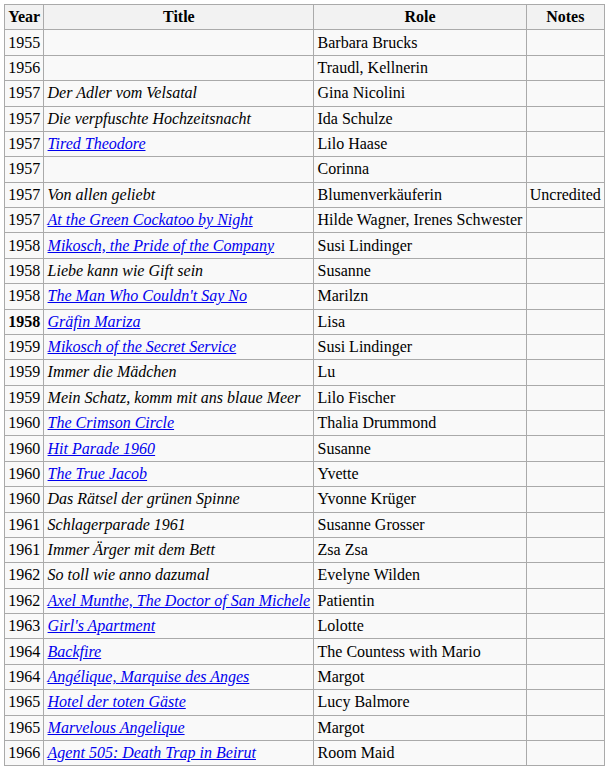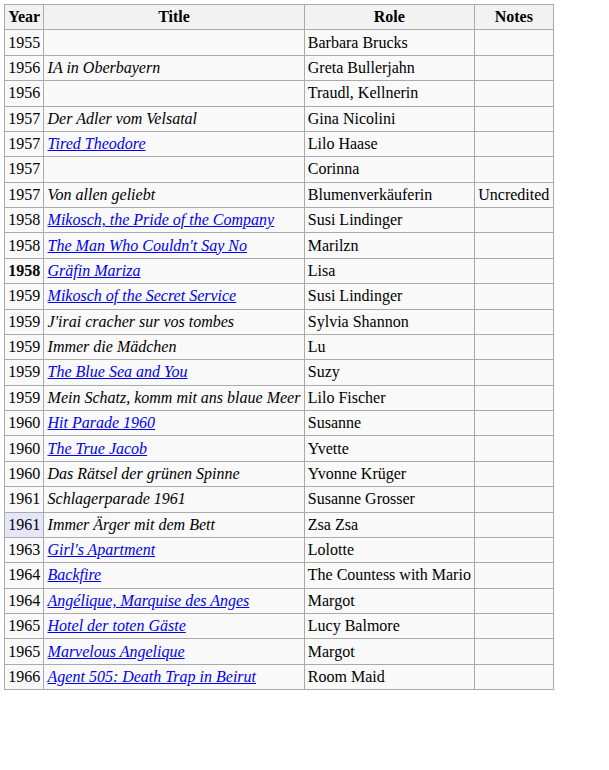+ row: (104, 67)
- row: (149, 118)
- row: (150, 220)
- row: (125, 270)
+ row: (141, 321)
+ row: (117, 372)
- row: (111, 423)
(24, 550) no background -> (24, 524) lavender background
- row: (128, 575)
- row: (179, 600)
